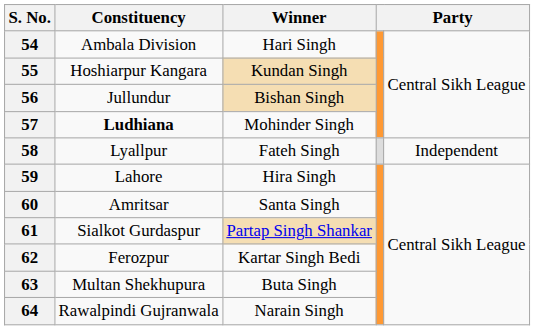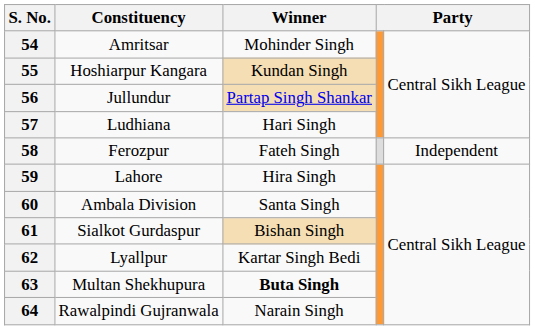(139, 44) Ambala Division -> (139, 44) Amritsar
(299, 44) Hari Singh -> (299, 44) Mohinder Singh
(299, 97) Bishan Singh -> (299, 97) Partap Singh Shankar
(139, 124) bold -> (139, 124) normal
(299, 124) Mohinder Singh -> (299, 124) Hari Singh
(139, 151) Lyallpur -> (139, 151) Ferozpur
(139, 204) Amritsar -> (139, 204) Ambala Division
(299, 230) Partap Singh Shankar -> (299, 230) Bishan Singh
(139, 257) Ferozpur -> (139, 257) Lyallpur
(299, 284) normal -> (299, 284) bold
